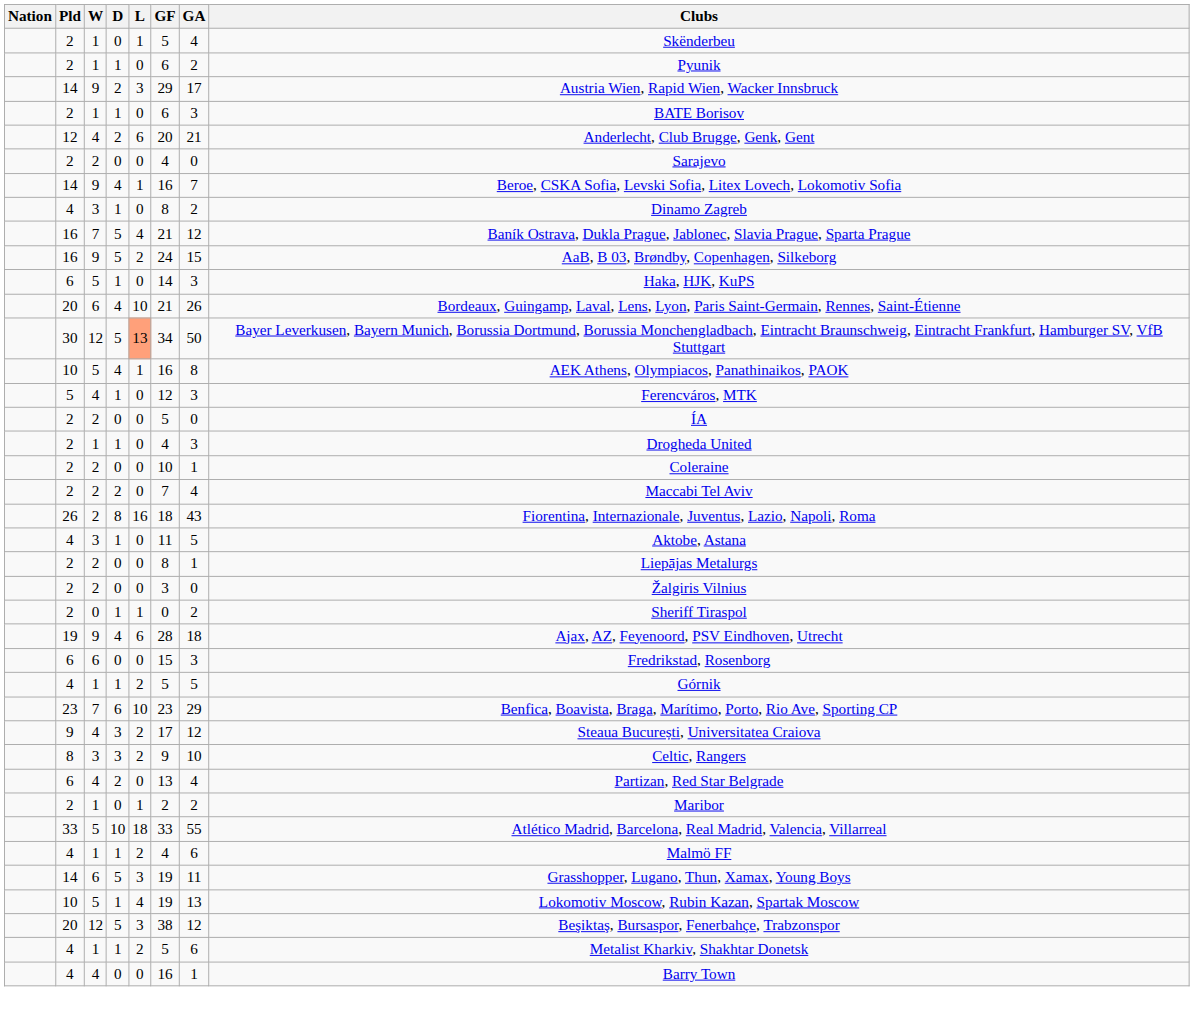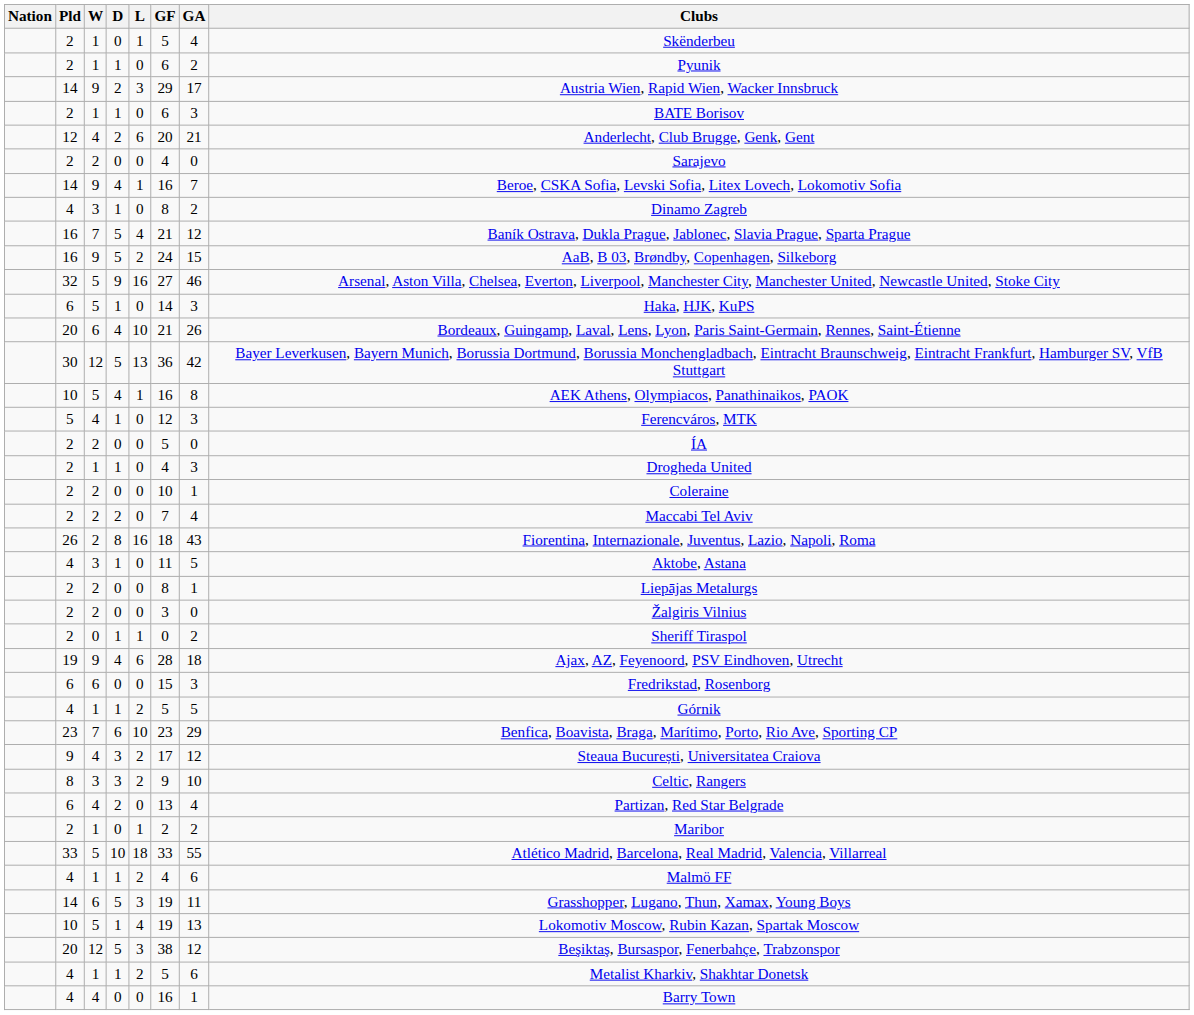+ row: (70, 281)
(140, 338) lightsalmon background -> (140, 362) no background
(165, 338) 34 -> (165, 362) 36
(194, 338) 50 -> (194, 362) 42
